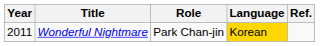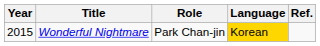(20, 32) 2011 -> (20, 32) 2015
